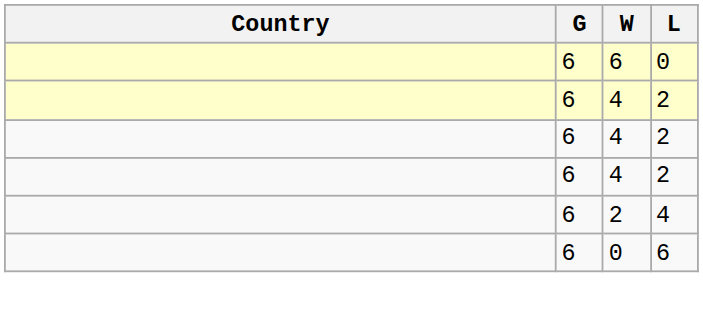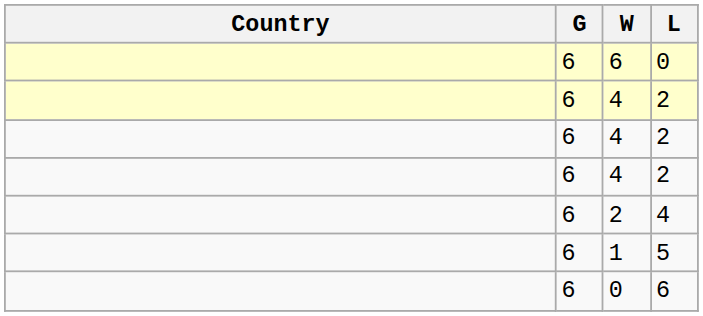+ row: (616, 253)
